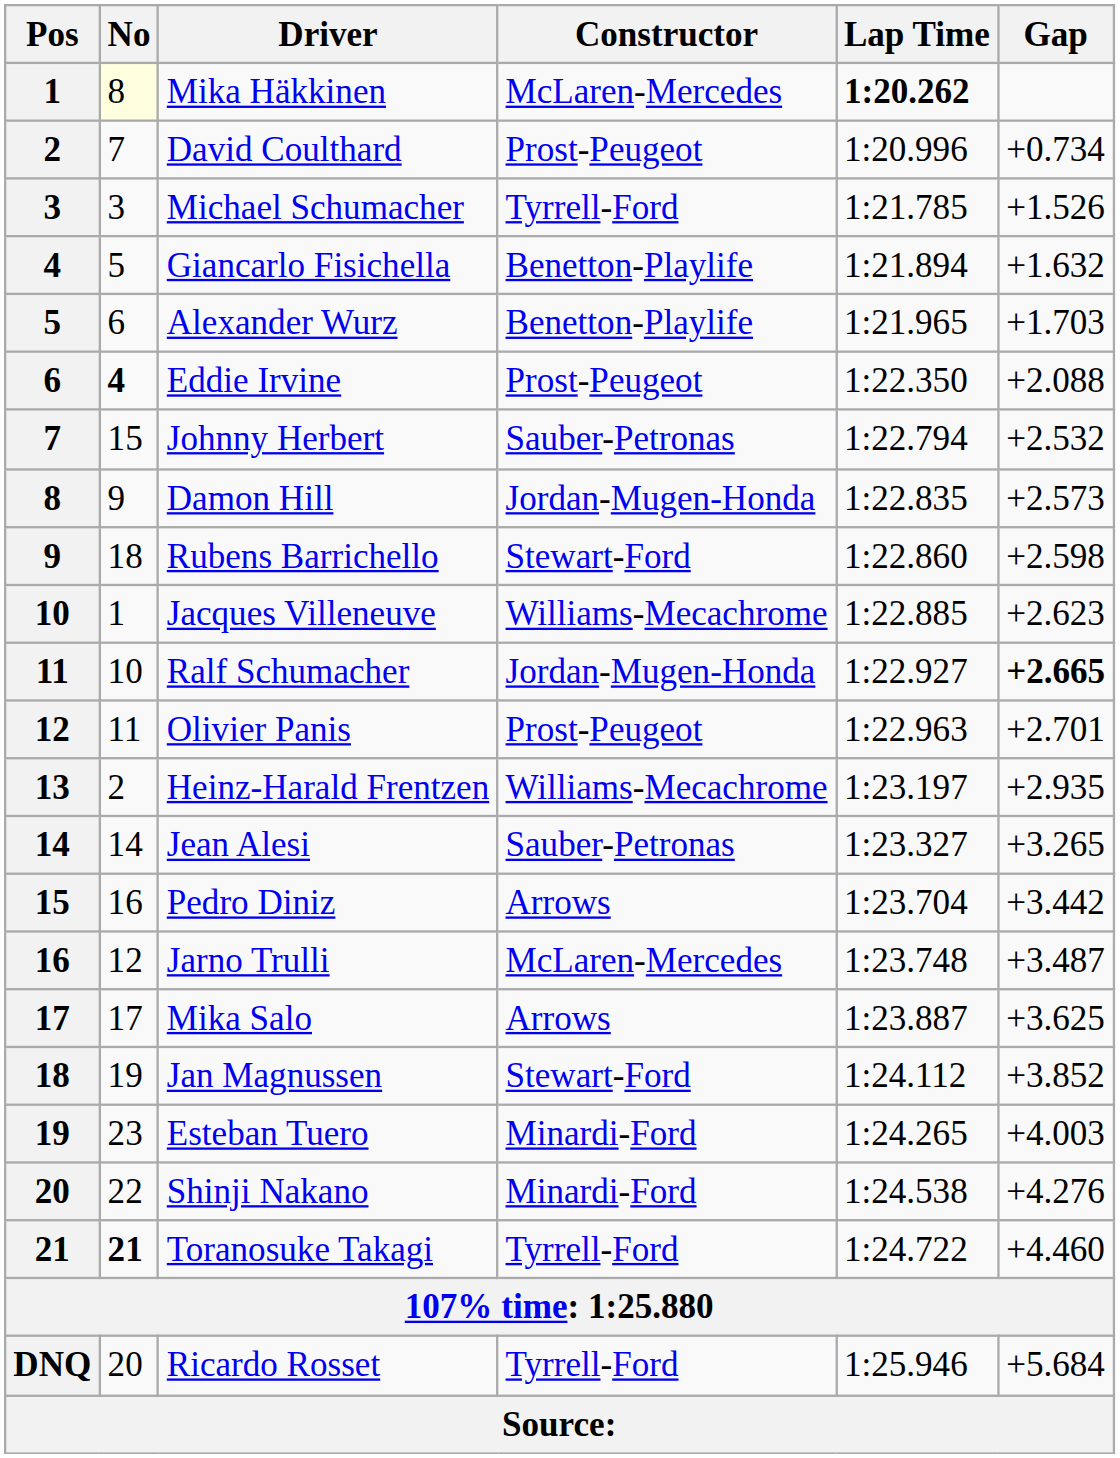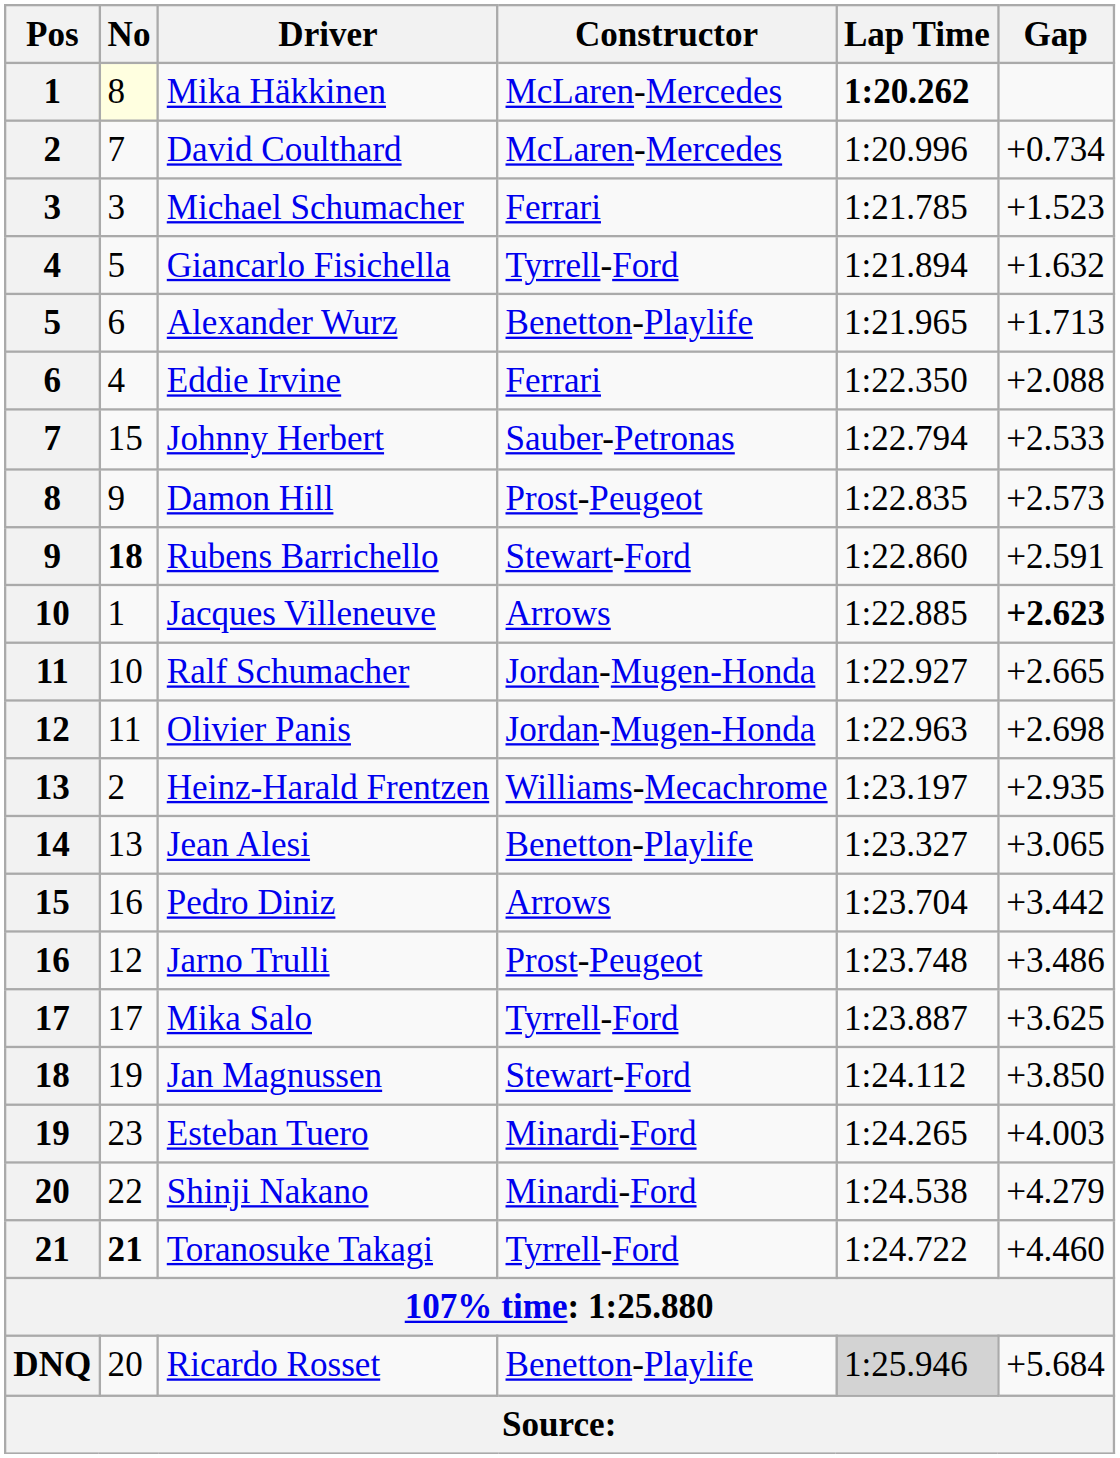(604, 149) Prost-Peugeot -> (644, 149) McLaren-Mercedes
(592, 207) Tyrrell-Ford -> (553, 207) Ferrari
(1056, 207) +1.526 -> (1056, 207) +1.523
(629, 265) Benetton-Playlife -> (592, 265) Tyrrell-Ford
(1056, 323) +1.703 -> (1056, 323) +1.713
(116, 381) bold -> (116, 381) normal
(604, 381) Prost-Peugeot -> (553, 381) Ferrari
(1056, 438) +2.532 -> (1056, 438) +2.533
(660, 496) Jordan-Mugen-Honda -> (604, 496) Prost-Peugeot
(125, 554) normal -> (125, 554) bold
(1056, 554) +2.598 -> (1056, 554) +2.591
(667, 612) Williams-Mecachrome -> (558, 612) Arrows
(1056, 612) normal -> (1056, 612) bold
(1056, 670) bold -> (1056, 670) normal
(604, 728) Prost-Peugeot -> (660, 728) Jordan-Mugen-Honda
(1056, 728) +2.701 -> (1056, 728) +2.698
(125, 844) 14 -> (125, 844) 13
(620, 844) Sauber-Petronas -> (629, 844) Benetton-Playlife
(1056, 844) +3.265 -> (1056, 844) +3.065
(644, 959) McLaren-Mercedes -> (604, 959) Prost-Peugeot
(1056, 959) +3.487 -> (1056, 959) +3.486
(558, 1017) Arrows -> (592, 1017) Tyrrell-Ford
(1056, 1075) +3.852 -> (1056, 1075) +3.850
(1056, 1191) +4.276 -> (1056, 1191) +4.279
(592, 1365) Tyrrell-Ford -> (629, 1365) Benetton-Playlife
(906, 1365) no background -> (906, 1365) lightgrey background
